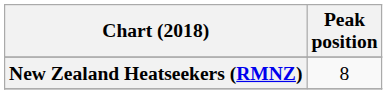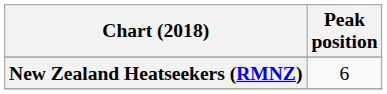(344, 72) 8 -> (344, 72) 6
